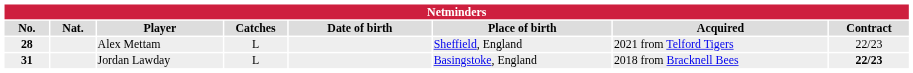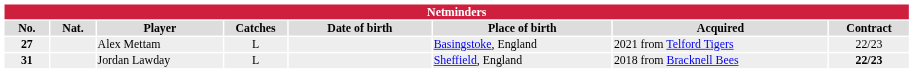(27, 44) 28 -> (27, 44) 27
(478, 44) Sheffield, England -> (485, 44) Basingstoke, England
(485, 60) Basingstoke, England -> (478, 60) Sheffield, England
